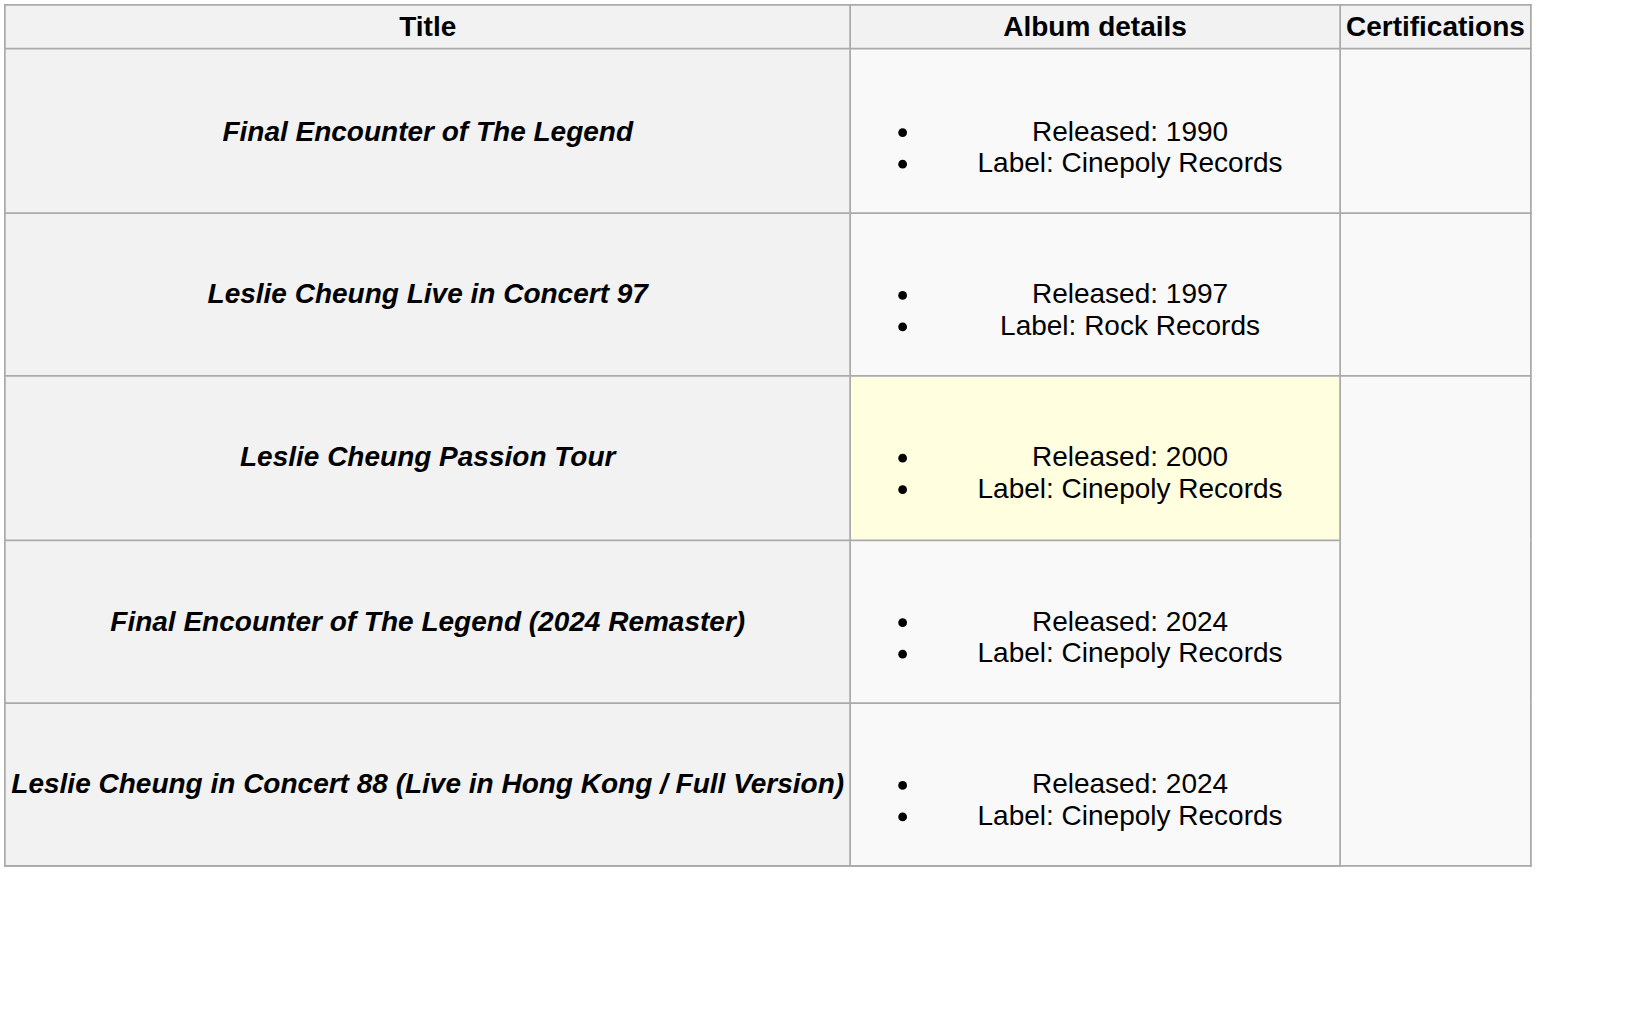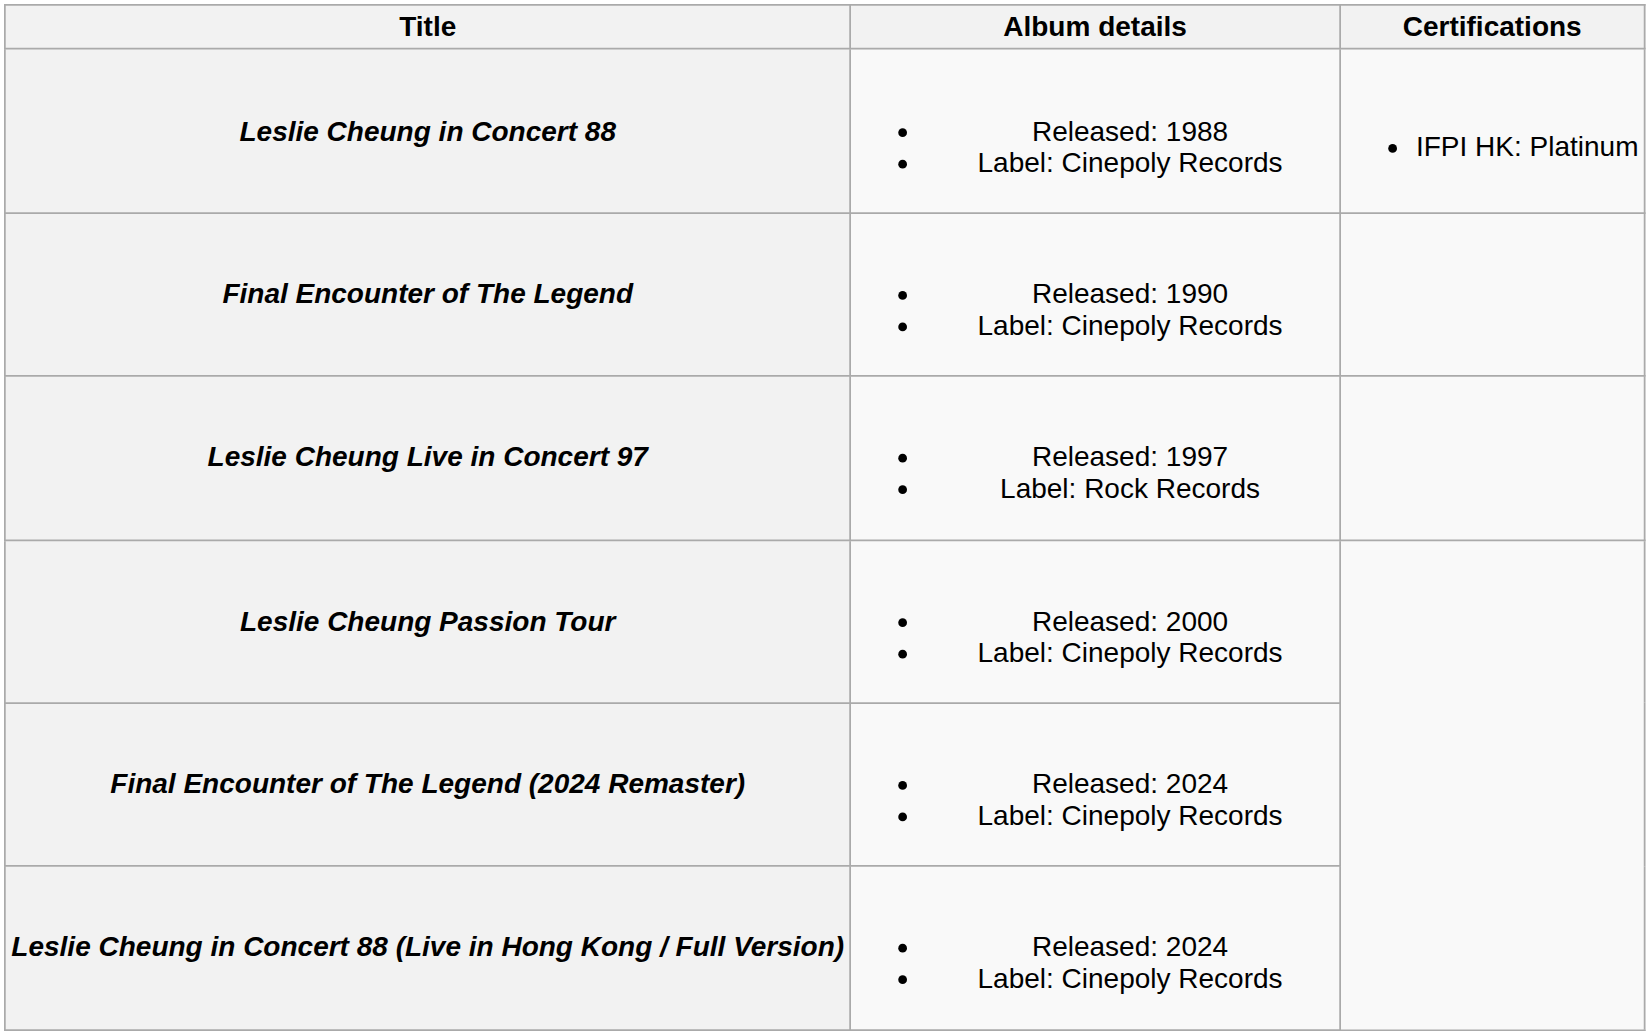+ row: (428, 130)
(1095, 474) lightyellow background -> (1095, 637) no background
